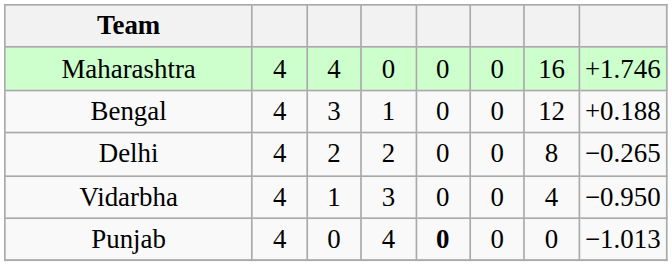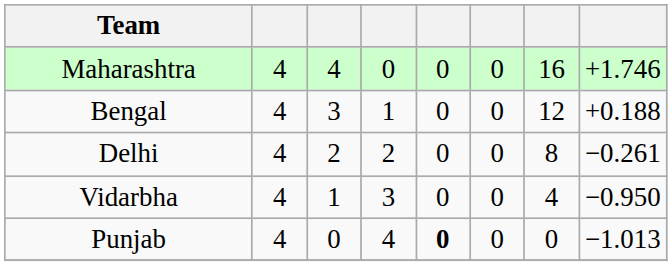(623, 153) −0.265 -> (623, 153) −0.261
